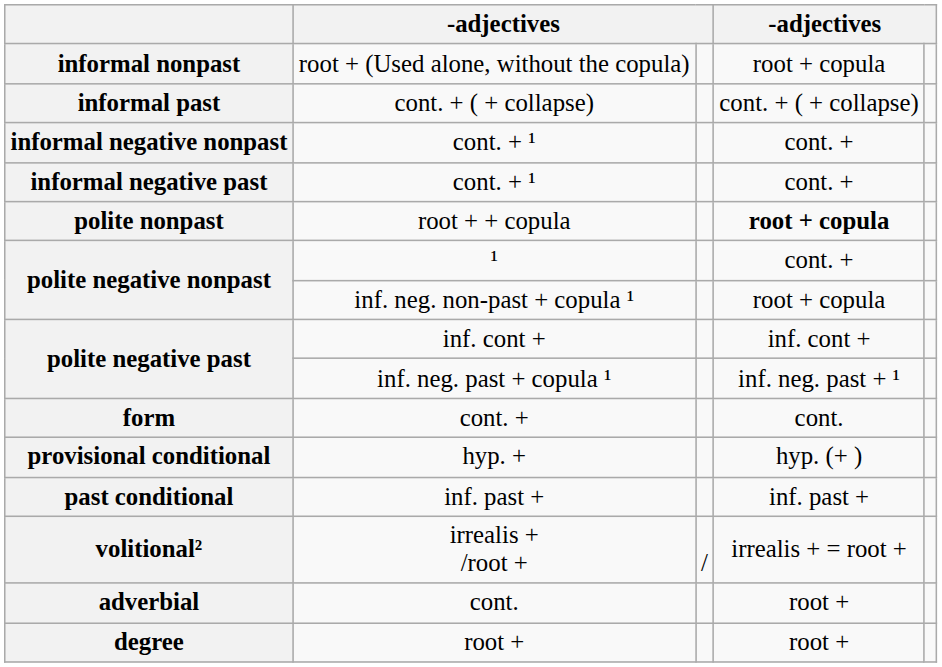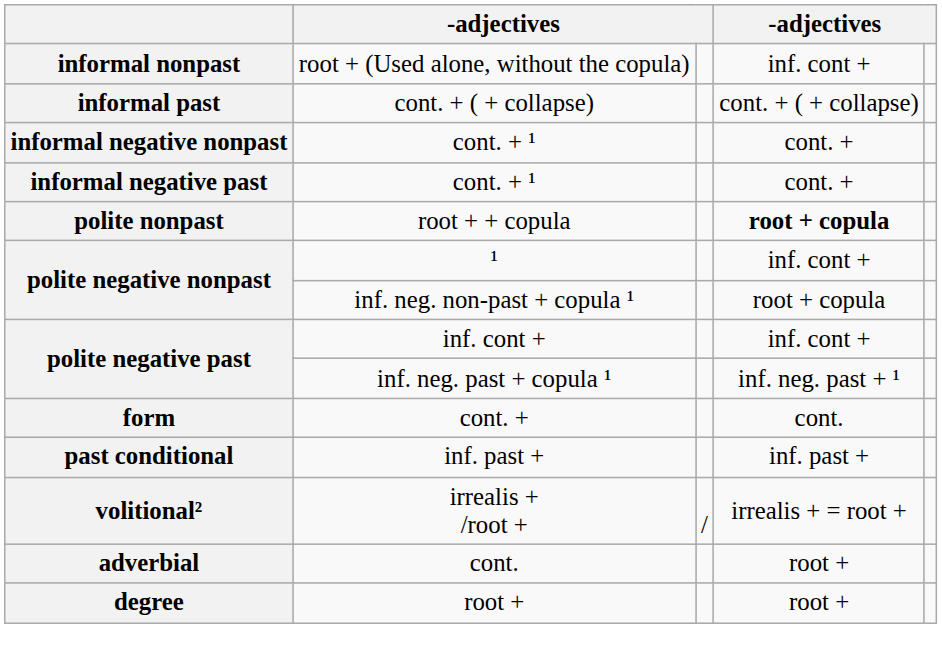(819, 63) root + copula -> (819, 63) inf. cont +
(819, 260) cont. + -> (819, 260) inf. cont +
- row: (149, 456)
